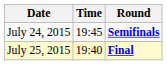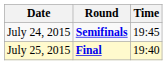columns swapped: (89, 13) <-> (134, 13)
